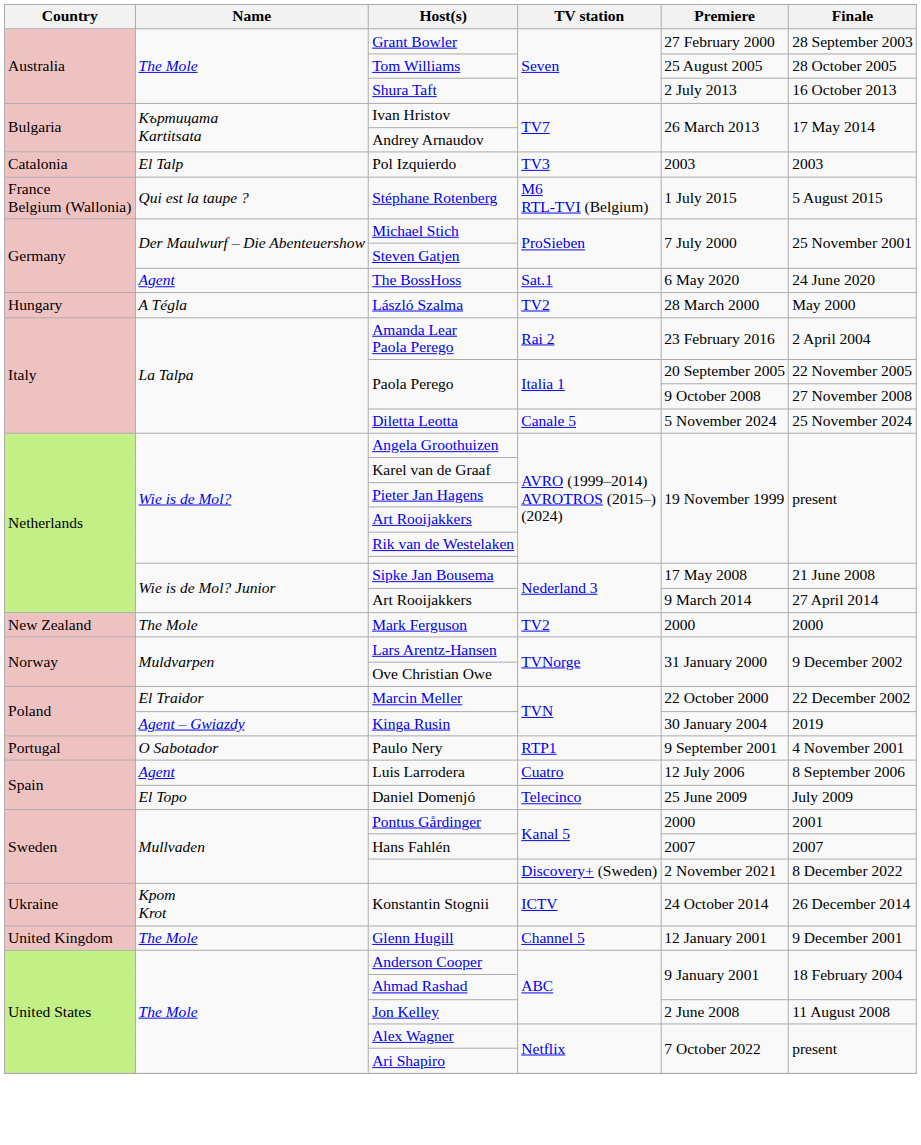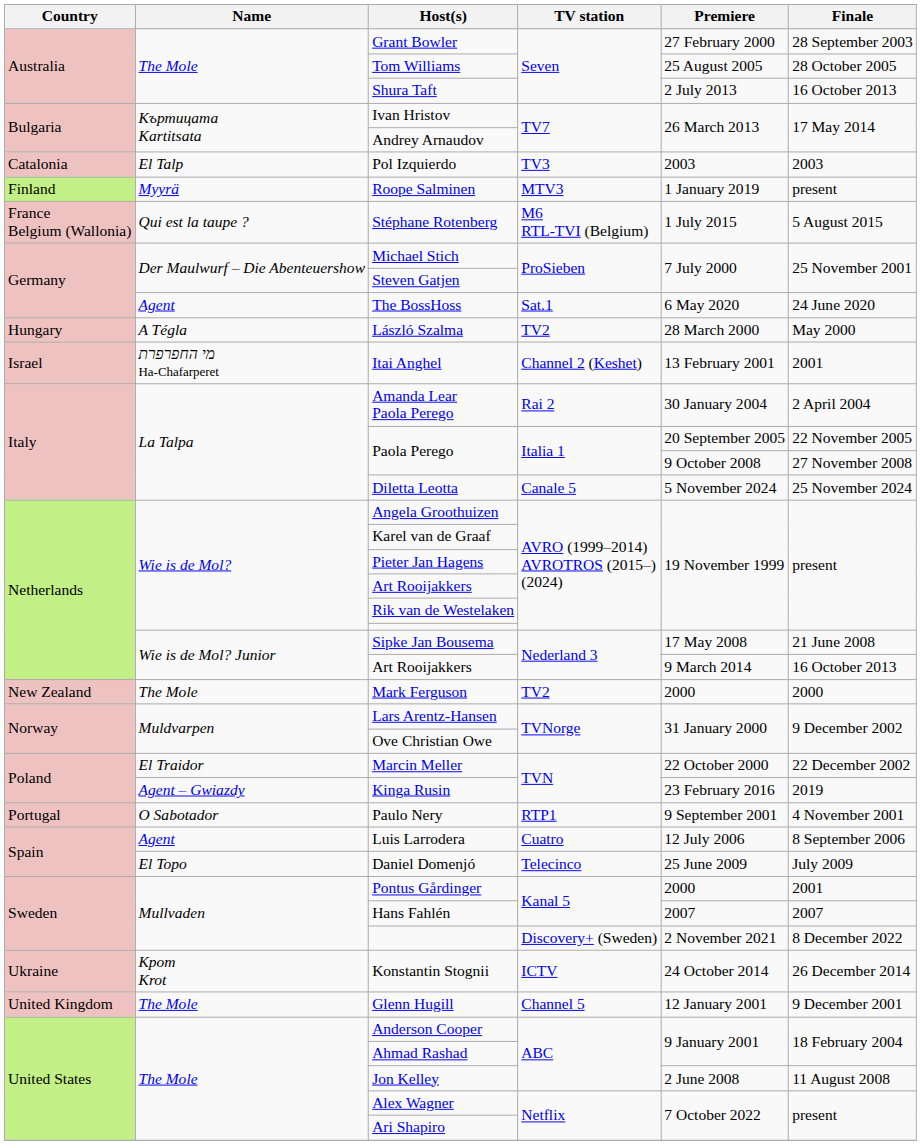+ row: (424, 189)
+ row: (407, 362)
(720, 338) 23 February 2016 -> (716, 405) 30 January 2004
(835, 600) 27 April 2014 -> (844, 667) 16 October 2013
(716, 723) 30 January 2004 -> (720, 790) 23 February 2016
